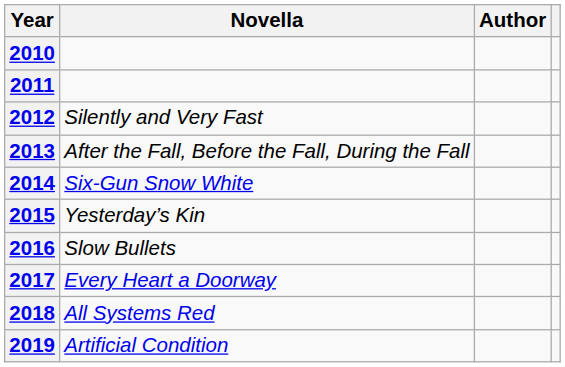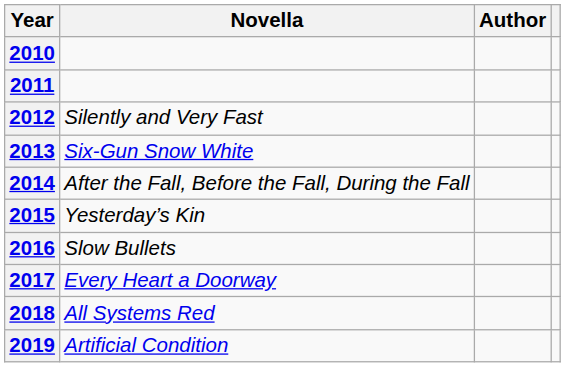(267, 150) After the Fall, Before the Fall, During the Fall -> (159, 150) Six-Gun Snow White
(159, 183) Six-Gun Snow White -> (267, 183) After the Fall, Before the Fall, During the Fall
